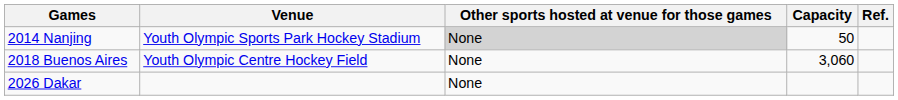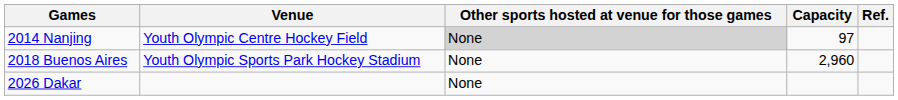(282, 38) Youth Olympic Sports Park Hockey Stadium -> (255, 38) Youth Olympic Centre Hockey Field
(846, 38) 50 -> (846, 38) 97
(255, 60) Youth Olympic Centre Hockey Field -> (282, 60) Youth Olympic Sports Park Hockey Stadium
(836, 60) 3,060 -> (836, 60) 2,960
